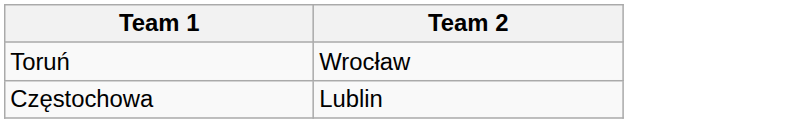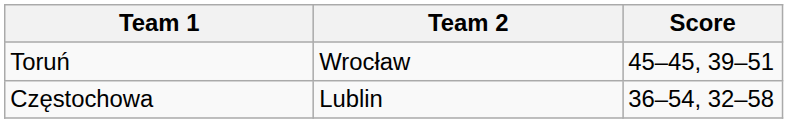+ column: (703, 23)
